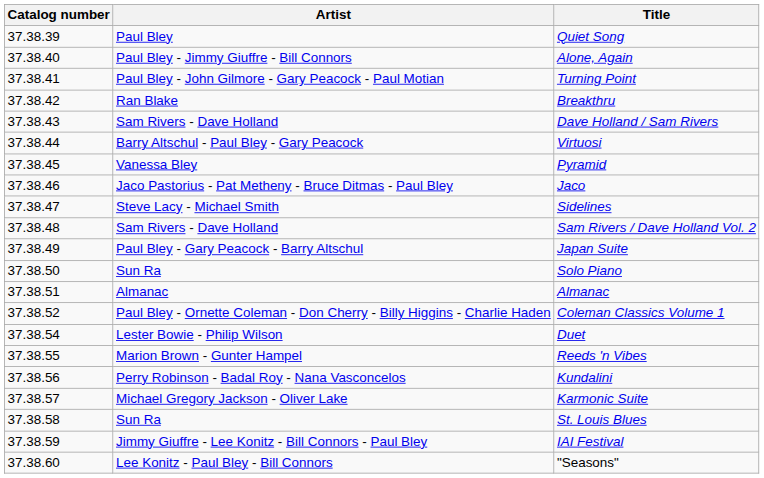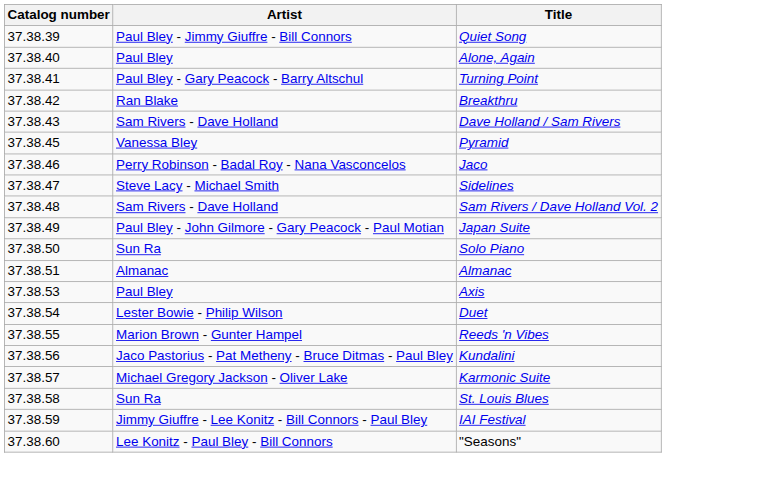(144, 36) Paul Bley -> (234, 36) Paul Bley - Jimmy Giuffre - Bill Connors
(234, 57) Paul Bley - Jimmy Giuffre - Bill Connors -> (144, 57) Paul Bley
(280, 79) Paul Bley - John Gilmore - Gary Peacock - Paul Motian -> (240, 79) Paul Bley - Gary Peacock - Barry Altschul
- row: (579, 143)
(284, 185) Jaco Pastorius - Pat Metheny - Bruce Ditmas - Paul Bley -> (261, 164) Perry Robinson - Badal Roy - Nana Vasconcelos
(240, 249) Paul Bley - Gary Peacock - Barry Altschul -> (280, 228) Paul Bley - John Gilmore - Gary Peacock - Paul Motian
- row: (641, 313)
+ row: (472, 292)
(261, 377) Perry Robinson - Badal Roy - Nana Vasconcelos -> (284, 356) Jaco Pastorius - Pat Metheny - Bruce Ditmas - Paul Bley
